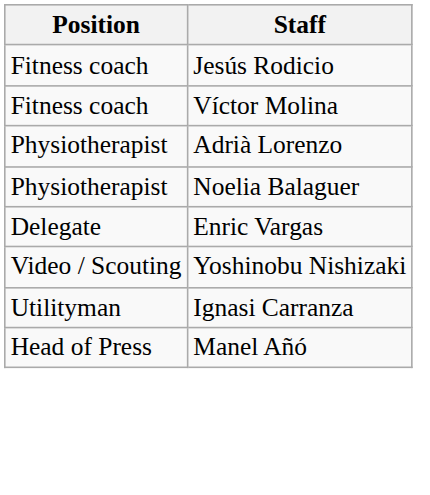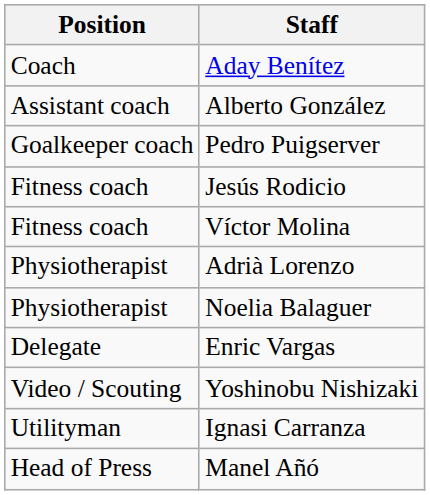+ row: (275, 65)
+ row: (295, 105)
+ row: (293, 145)
